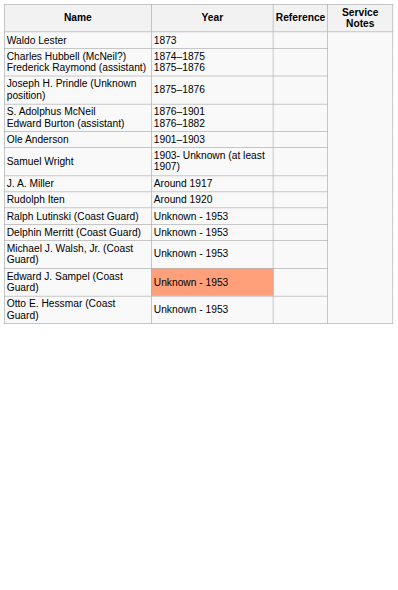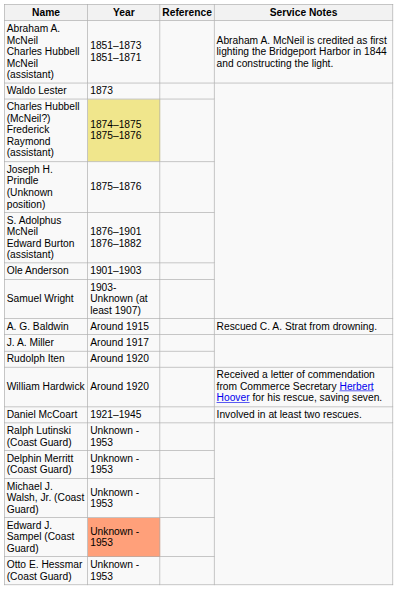+ row: (43, 51)
(179, 62) no background -> (116, 130) khaki background
+ row: (38, 326)
+ row: (46, 387)
+ row: (42, 414)
